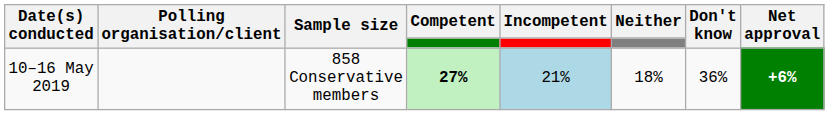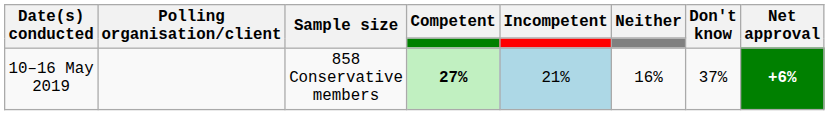(649, 79) 18% -> (649, 79) 16%
(713, 79) 36% -> (713, 79) 37%
